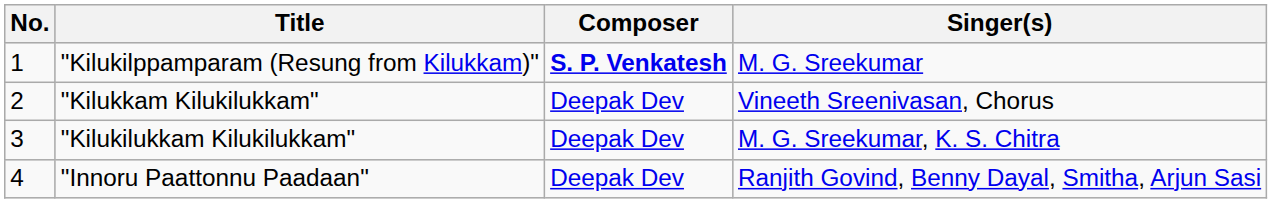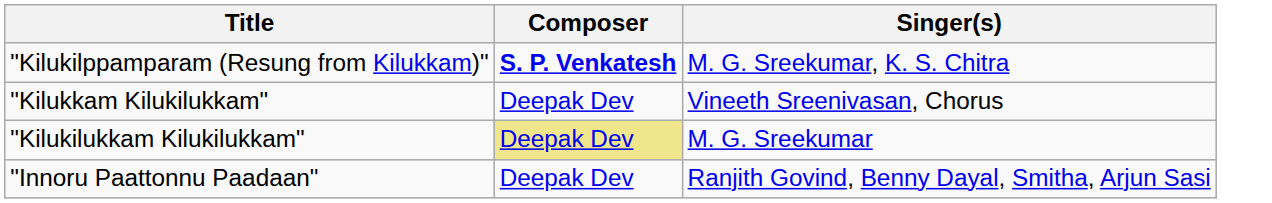- column: (30, 23)
(831, 62) M. G. Sreekumar -> (848, 62) M. G. Sreekumar, K. S. Chitra
(617, 139) no background -> (567, 139) khaki background
(899, 139) M. G. Sreekumar, K. S. Chitra -> (780, 139) M. G. Sreekumar
